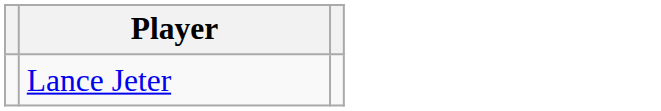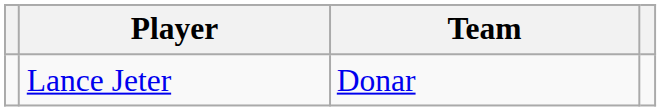+ column: (485, 29)
